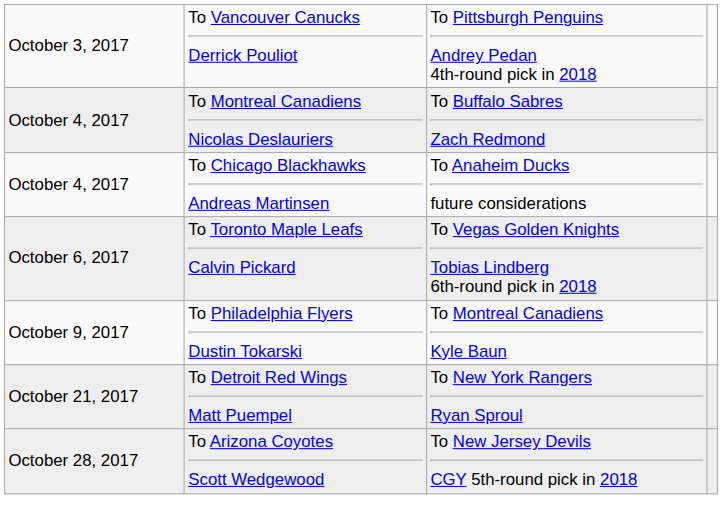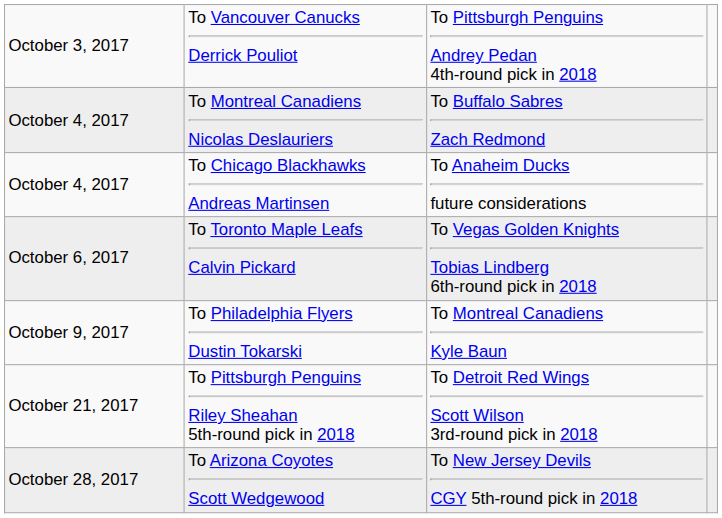- row: (305, 396)
+ row: (305, 406)
